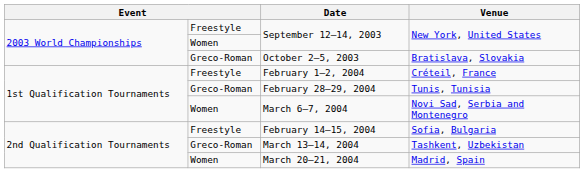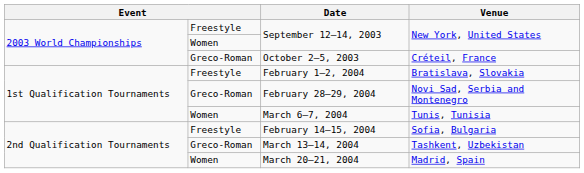(468, 58) Bratislava, Slovakia -> (454, 58) Créteil, France
(454, 73) Créteil, France -> (468, 73) Bratislava, Slovakia
(451, 88) Tunis, Tunisia -> (468, 94) Novi Sad, Serbia and Montenegro
(468, 109) Novi Sad, Serbia and Montenegro -> (451, 114) Tunis, Tunisia
